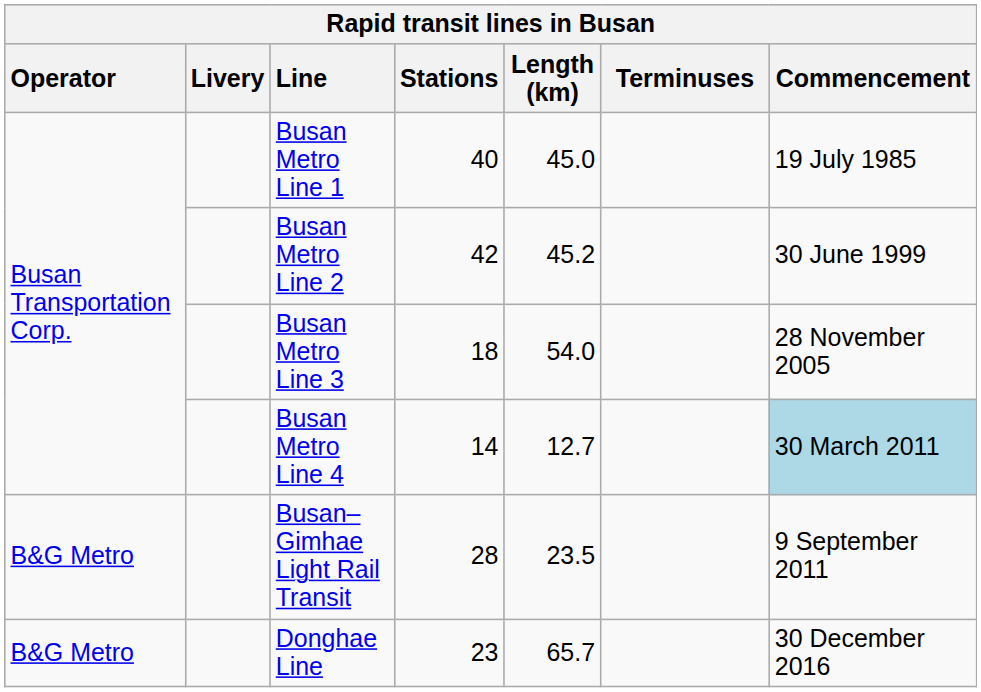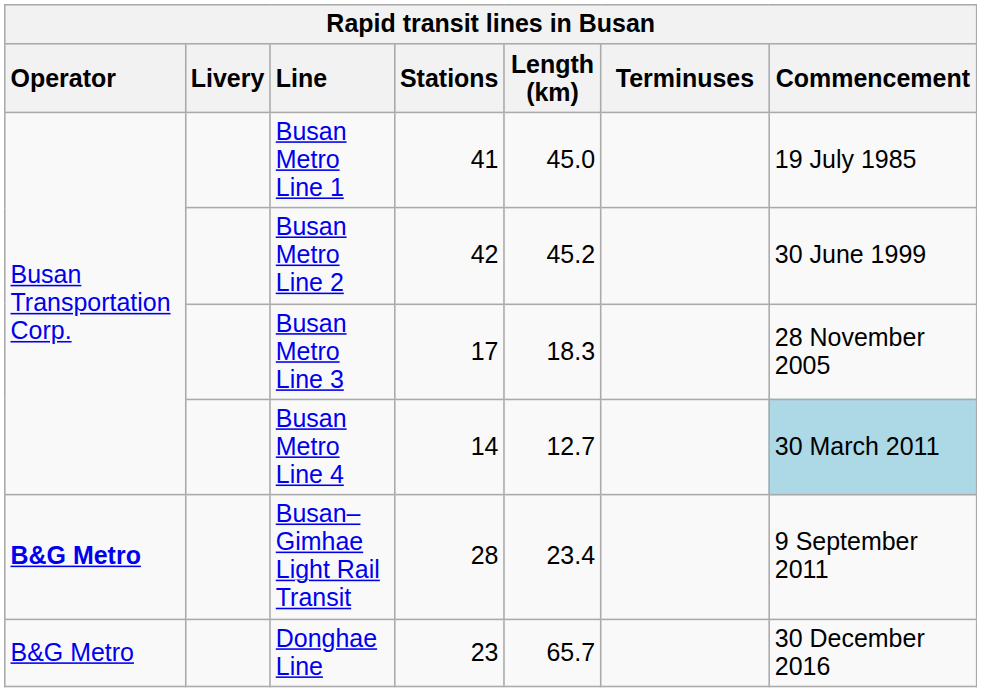(485, 159) 40 -> (485, 159) 41
(485, 351) 18 -> (485, 351) 17
(571, 351) 54.0 -> (571, 351) 18.3
(72, 556) normal -> (76, 556) bold
(571, 556) 23.5 -> (571, 556) 23.4
